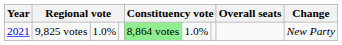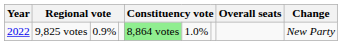(18, 31) 2021 -> (18, 31) 2022
(104, 31) 1.0% -> (104, 31) 0.9%
